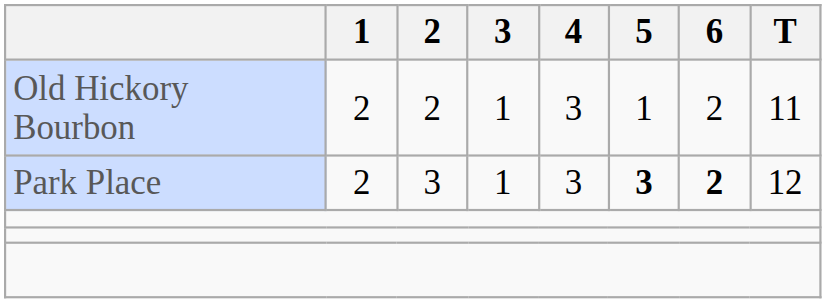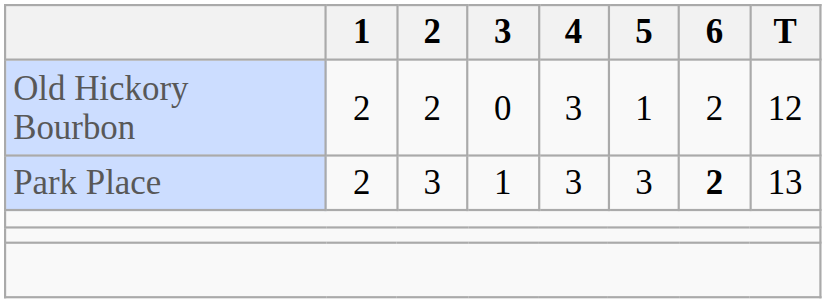(503, 107) 1 -> (503, 107) 0
(785, 107) 11 -> (785, 107) 12
(644, 182) bold -> (644, 182) normal
(785, 182) 12 -> (785, 182) 13
